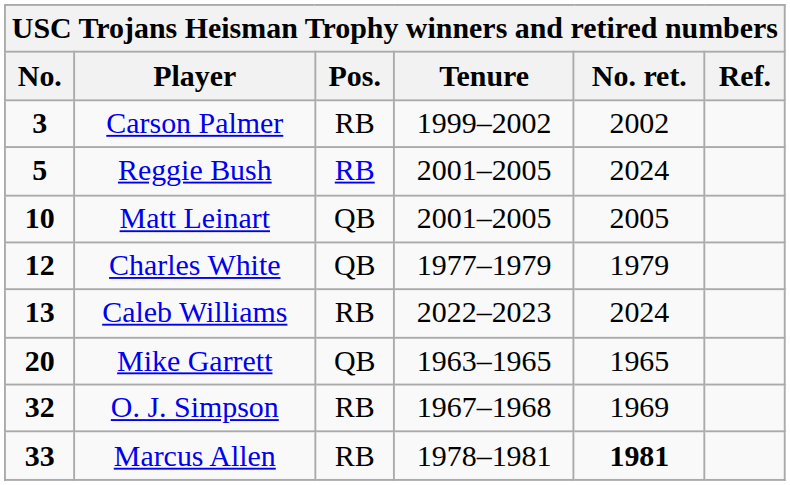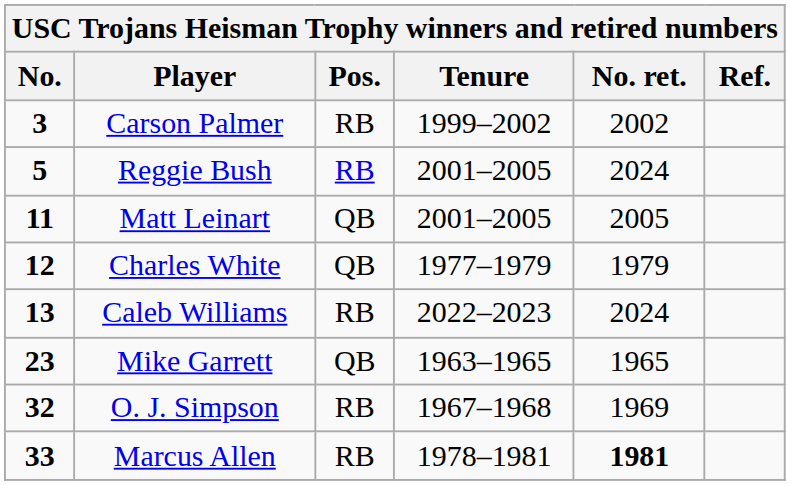(40, 218) 10 -> (40, 218) 11
(40, 360) 20 -> (40, 360) 23
